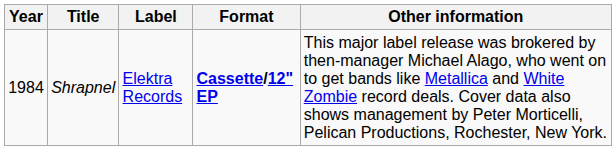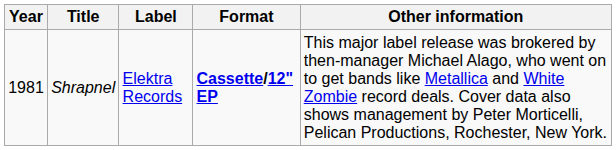(26, 87) 1984 -> (26, 87) 1981
